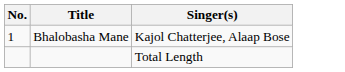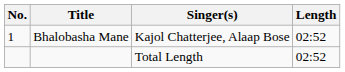+ column: (316, 15)
